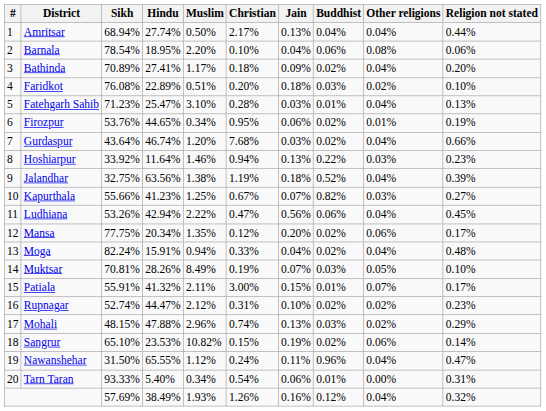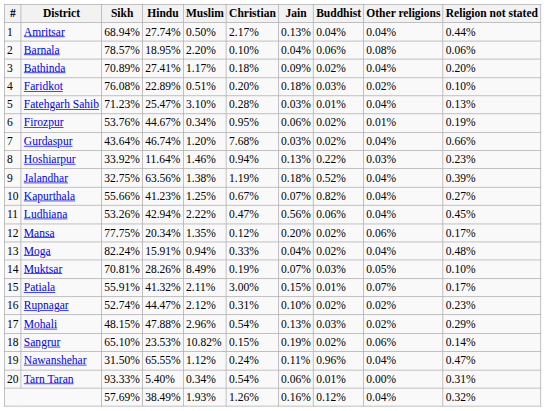(122, 50) 78.54% -> (122, 50) 78.57%
(163, 123) 44.65% -> (163, 123) 44.67%
(381, 196) 0.03% -> (381, 196) 0.04%
(244, 324) 0.74% -> (244, 324) 0.54%
